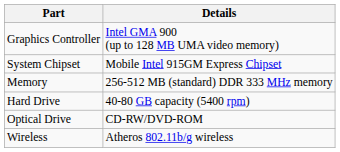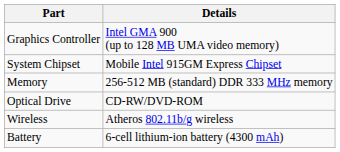- row: (33, 100)
+ row: (24, 138)
